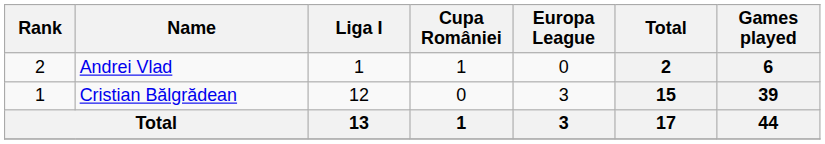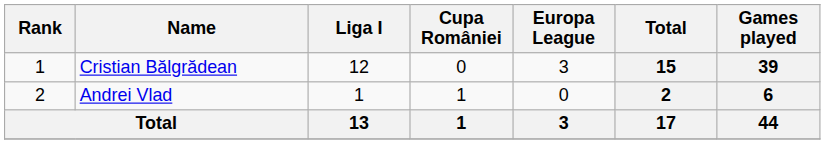rows swapped: (158, 95) <-> (126, 67)
